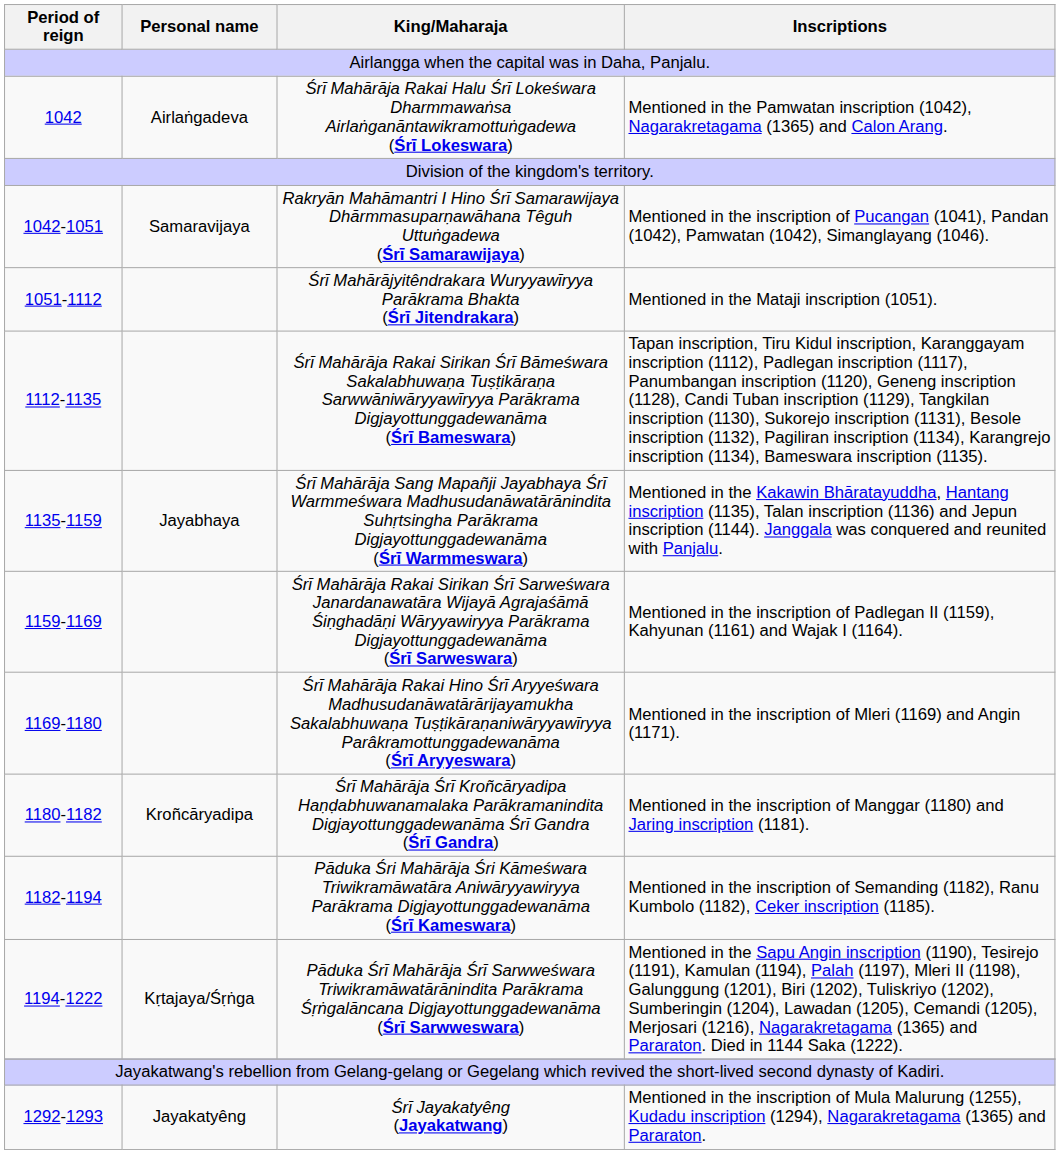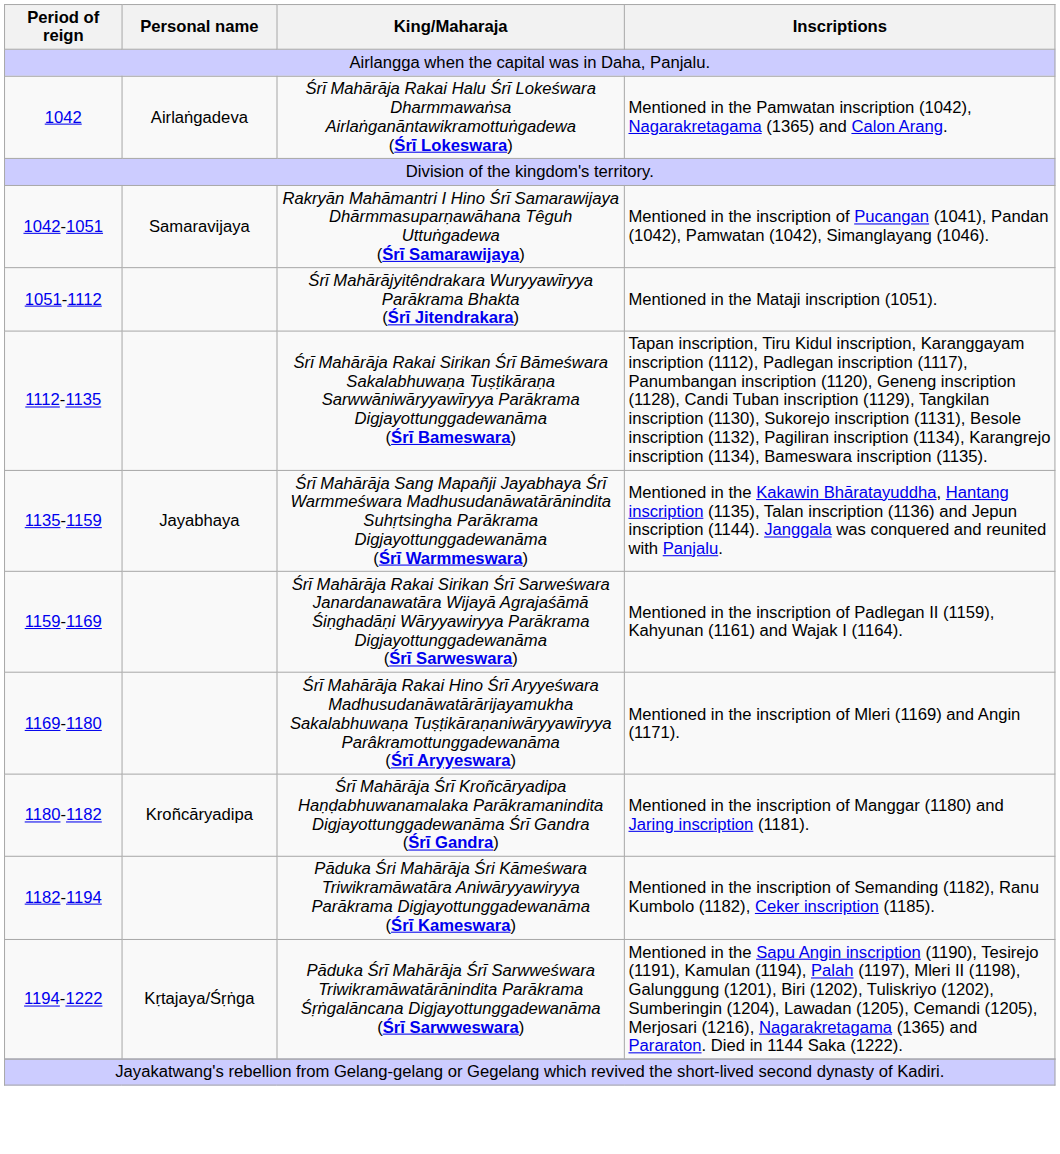- row: (451, 1117)
